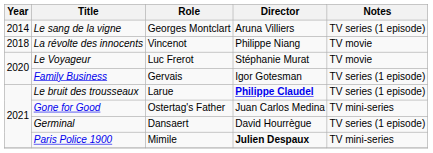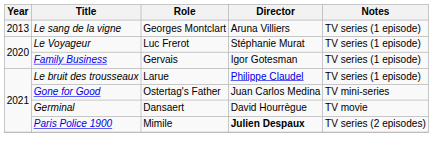(18, 28) 2014 -> (18, 28) 2013
- row: (88, 44)
(351, 60) TV movie -> (373, 44) TV series (1 episode)
(274, 92) bold -> (267, 76) normal
(377, 124) TV series (1 episode) -> (346, 108) TV movie
(362, 140) TV mini-series -> (375, 124) TV series (2 episodes)
